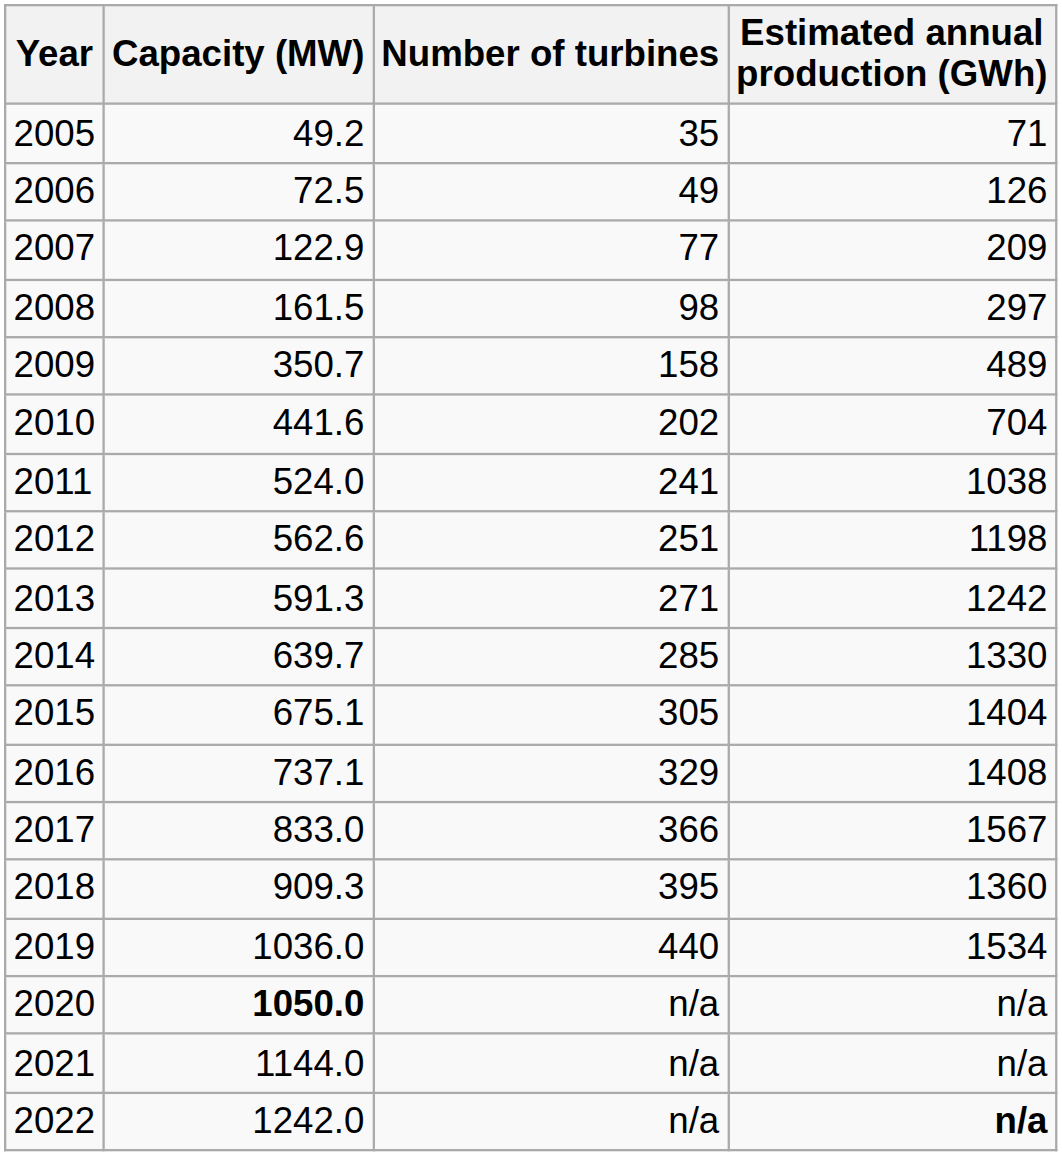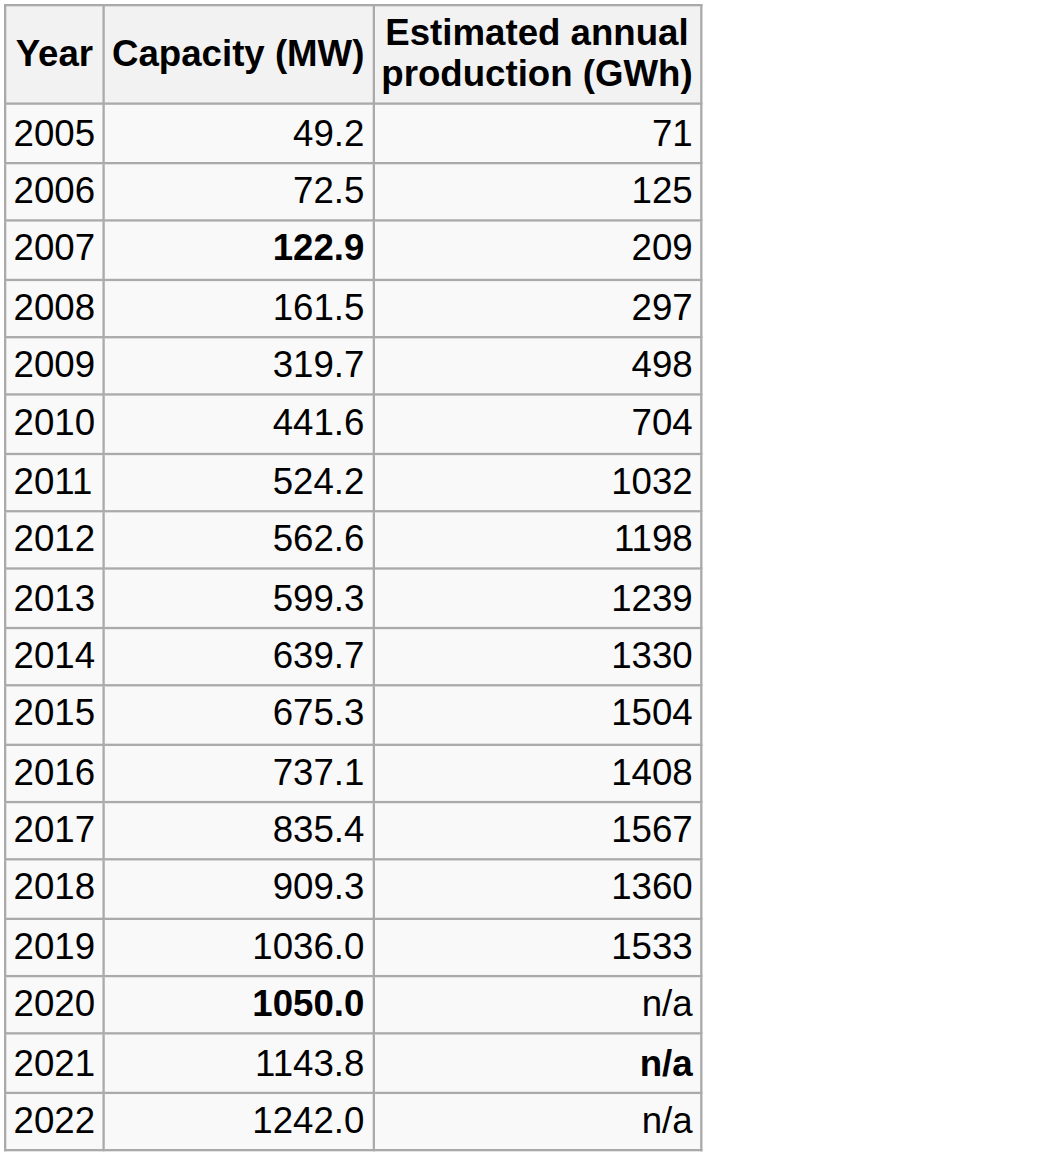- column: (550, 54)
(1017, 190) 126 -> (662, 190) 125
(319, 249) normal -> (319, 249) bold
(319, 365) 350.7 -> (319, 365) 319.7
(1017, 365) 489 -> (662, 365) 498
(319, 481) 524.0 -> (319, 481) 524.2
(1007, 481) 1038 -> (652, 481) 1032
(319, 597) 591.3 -> (319, 597) 599.3
(1007, 597) 1242 -> (652, 597) 1239
(319, 713) 675.1 -> (319, 713) 675.3
(1007, 713) 1404 -> (652, 713) 1504
(319, 830) 833.0 -> (319, 830) 835.4
(1007, 946) 1534 -> (652, 946) 1533
(310, 1062) 1144.0 -> (310, 1062) 1143.8
(1022, 1062) normal -> (666, 1062) bold
(1021, 1120) bold -> (667, 1120) normal
